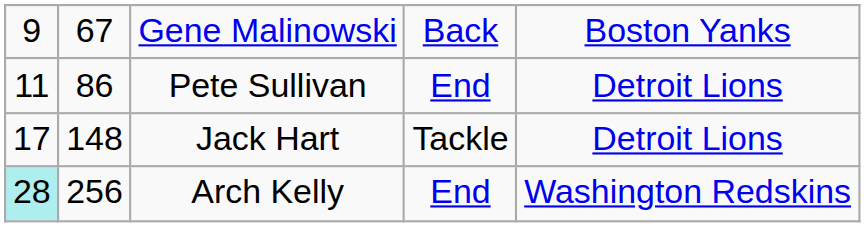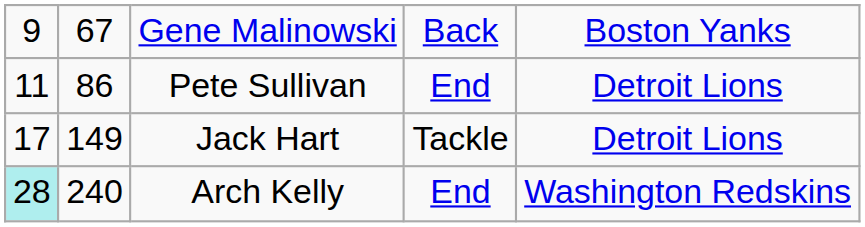(95, 138) 148 -> (95, 138) 149
(95, 192) 256 -> (95, 192) 240
